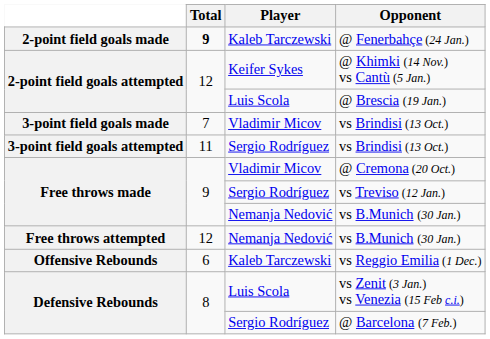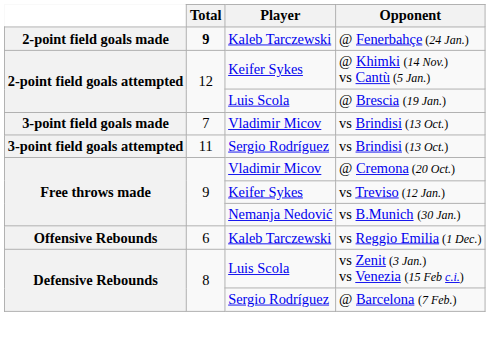(279, 191) Sergio Rodríguez -> (266, 191) Keifer Sykes
- row: (96, 237)
